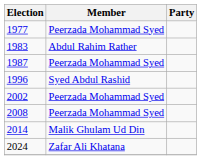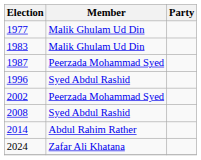(106, 29) Peerzada Mohammad Syed -> (97, 29) Malik Ghulam Ud Din
(93, 46) Abdul Rahim Rather -> (97, 46) Malik Ghulam Ud Din
(106, 113) Peerzada Mohammad Syed -> (89, 113) Syed Abdul Rashid
(97, 130) Malik Ghulam Ud Din -> (93, 130) Abdul Rahim Rather
